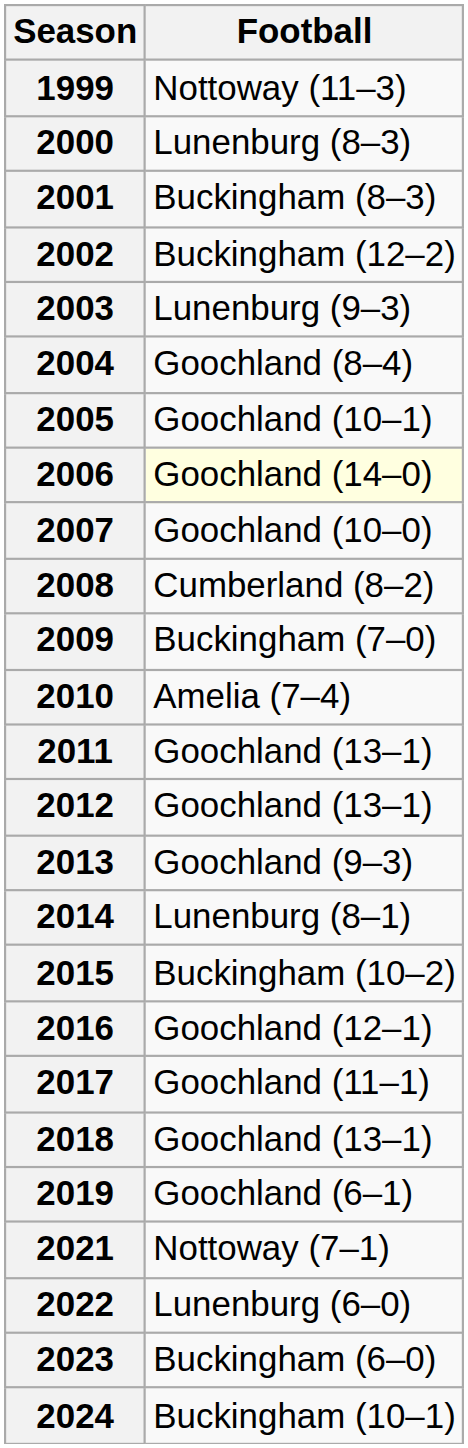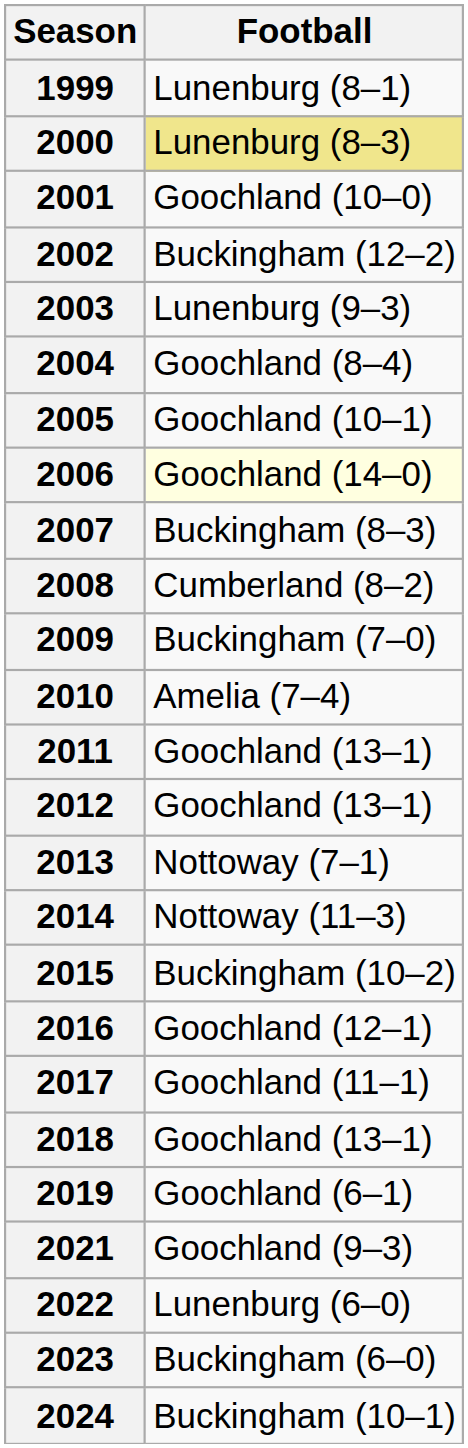(280, 87) Nottoway (11–3) -> (282, 87) Lunenburg (8–1)
(282, 142) no background -> (282, 142) khaki background
(295, 198) Buckingham (8–3) -> (293, 198) Goochland (10–0)
(293, 530) Goochland (10–0) -> (295, 530) Buckingham (8–3)
(283, 861) Goochland (9–3) -> (272, 861) Nottoway (7–1)
(282, 917) Lunenburg (8–1) -> (280, 917) Nottoway (11–3)
(272, 1249) Nottoway (7–1) -> (283, 1249) Goochland (9–3)
